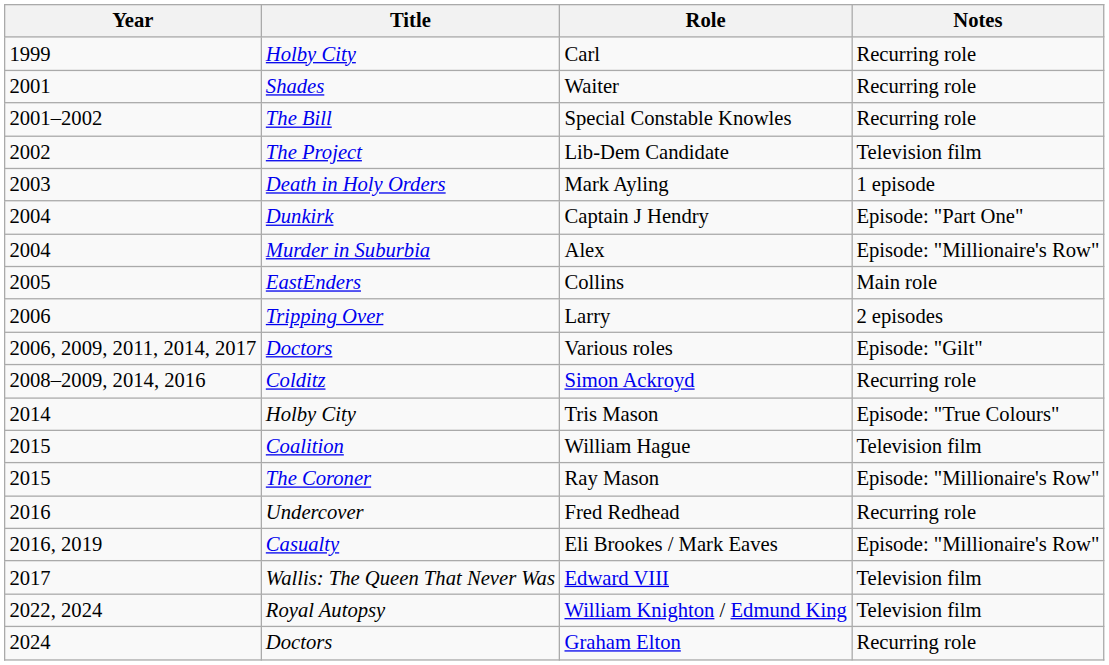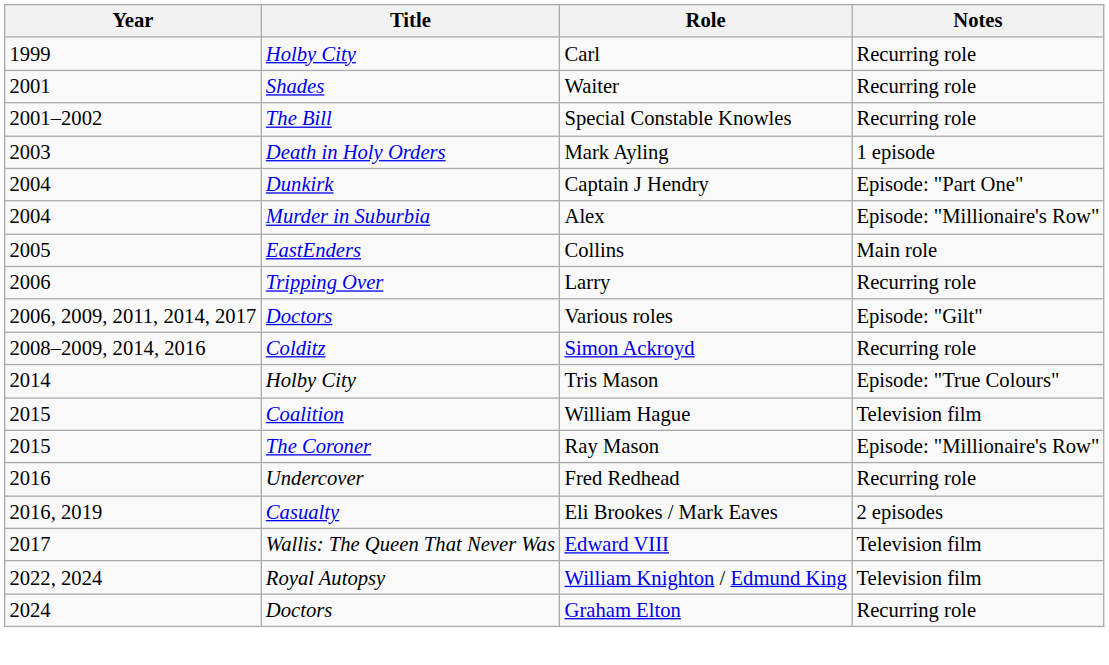- row: (647, 151)
(900, 315) 2 episodes -> (916, 282) Recurring role
(978, 544) Episode: "Millionaire's Row" -> (900, 511) 2 episodes
